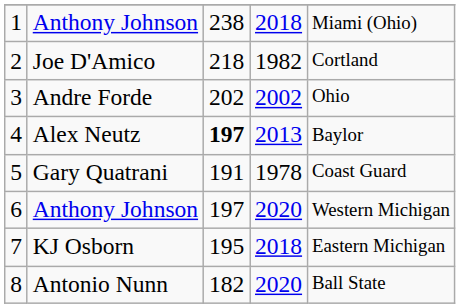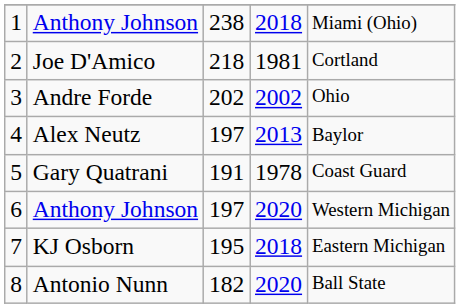(279, 60) 1982 -> (279, 60) 1981
(227, 135) bold -> (227, 135) normal
